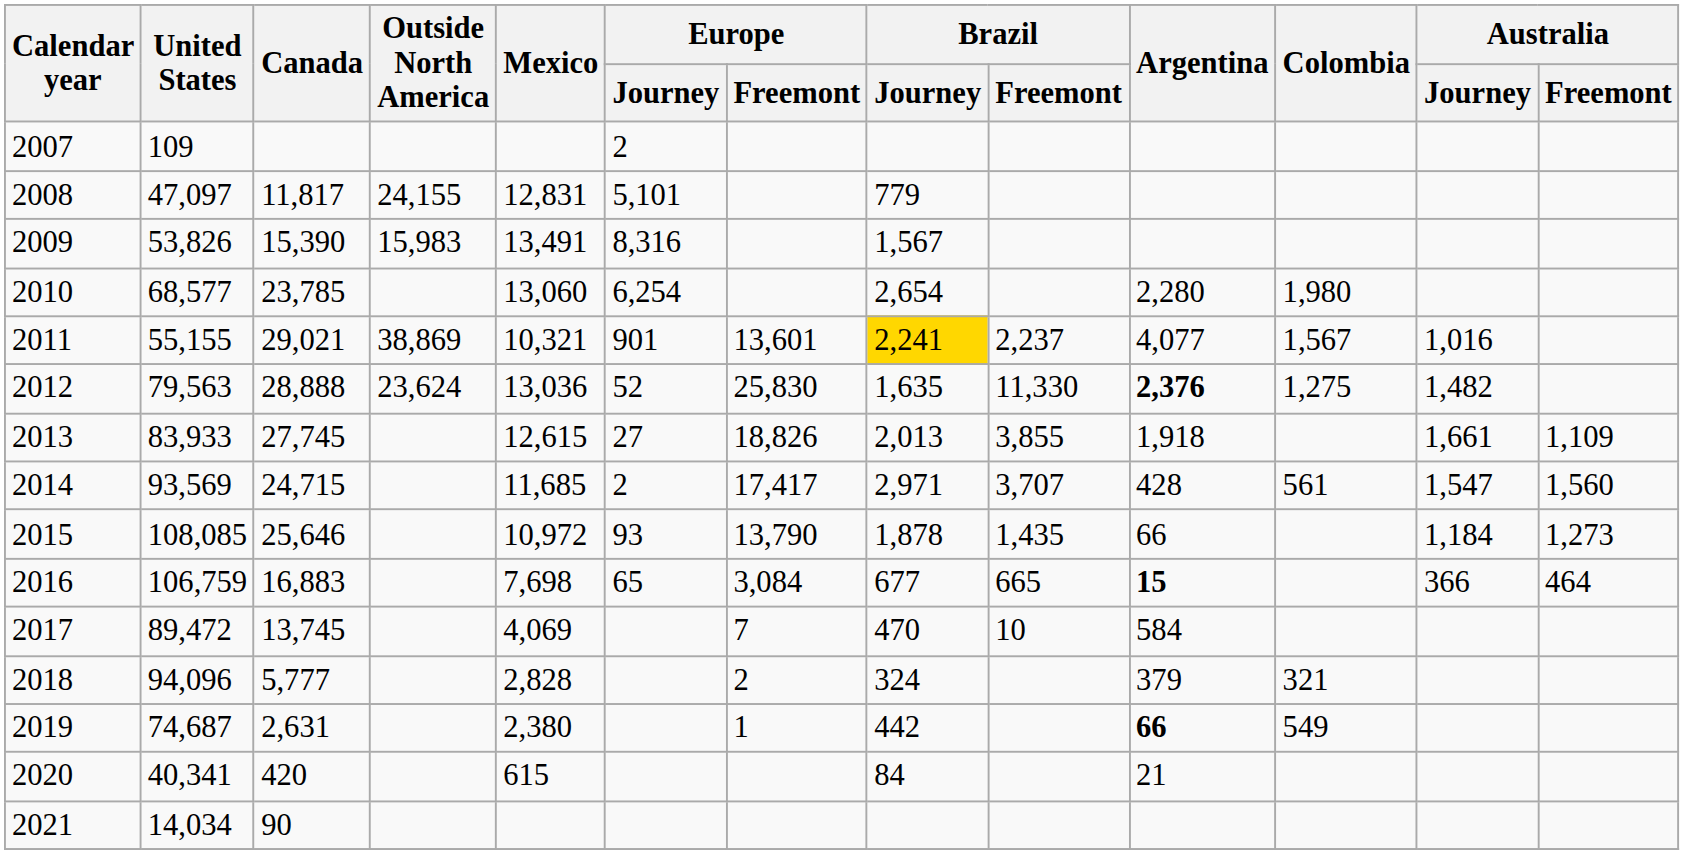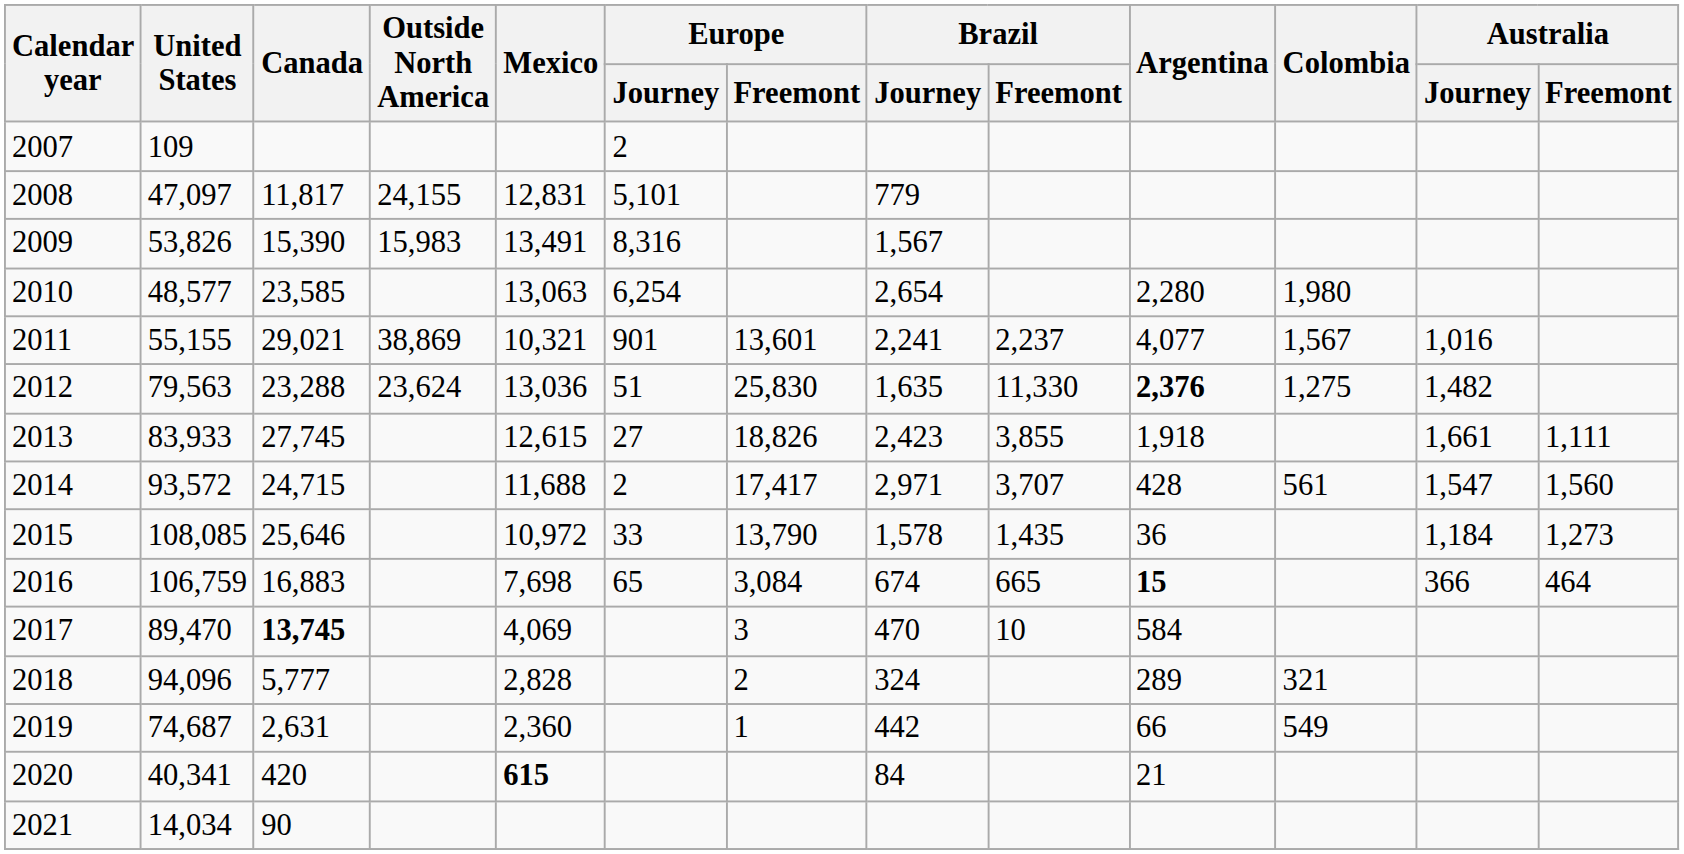(190, 291) 68,577 -> (190, 291) 48,577
(303, 291) 23,785 -> (303, 291) 23,585
(545, 291) 13,060 -> (545, 291) 13,063
(909, 339) gold background -> (909, 339) no background
(303, 388) 28,888 -> (303, 388) 23,288
(628, 388) 52 -> (628, 388) 51
(909, 436) 2,013 -> (909, 436) 2,423
(1579, 436) 1,109 -> (1578, 436) 1,111
(190, 485) 93,569 -> (190, 485) 93,572
(545, 485) 11,685 -> (545, 485) 11,688
(628, 533) 93 -> (628, 533) 33
(909, 533) 1,878 -> (909, 533) 1,578
(1151, 533) 66 -> (1151, 533) 36
(897, 582) 677 -> (897, 582) 674
(190, 630) 89,472 -> (190, 630) 89,470
(303, 630) normal -> (303, 630) bold
(741, 630) 7 -> (741, 630) 3
(1159, 679) 379 -> (1159, 679) 289
(538, 727) 2,380 -> (538, 727) 2,360
(1151, 727) bold -> (1151, 727) normal
(526, 776) normal -> (526, 776) bold
